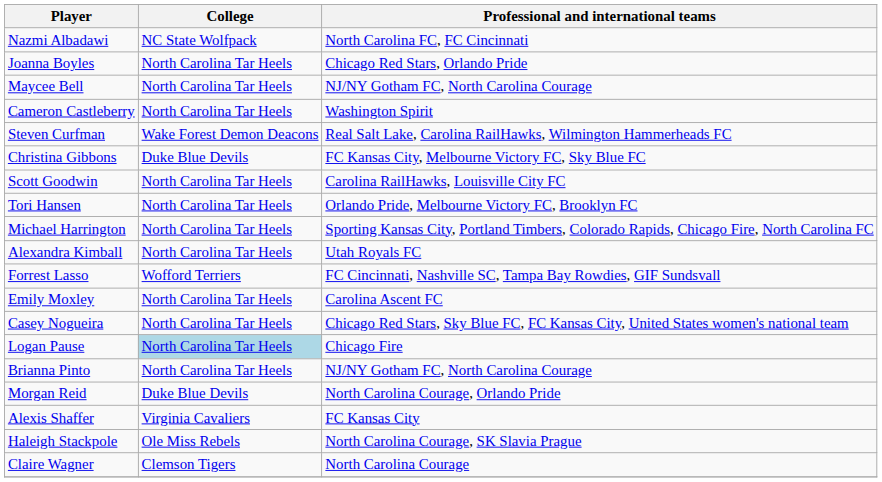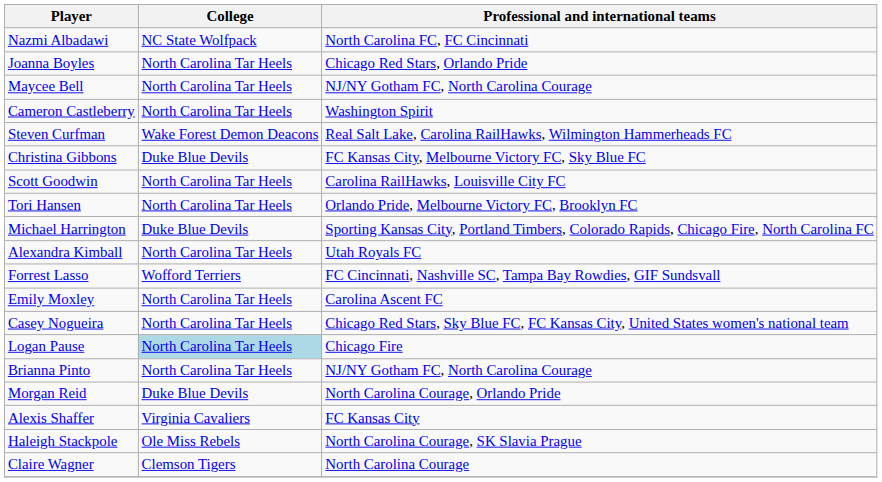(217, 228) North Carolina Tar Heels -> (195, 228) Duke Blue Devils
